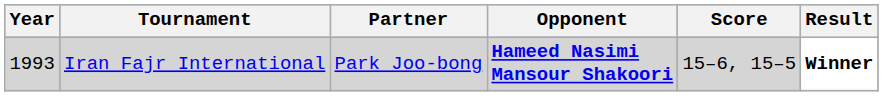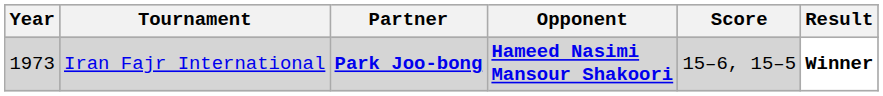(32, 64) 1993 -> (32, 64) 1973
(408, 64) normal -> (408, 64) bold
